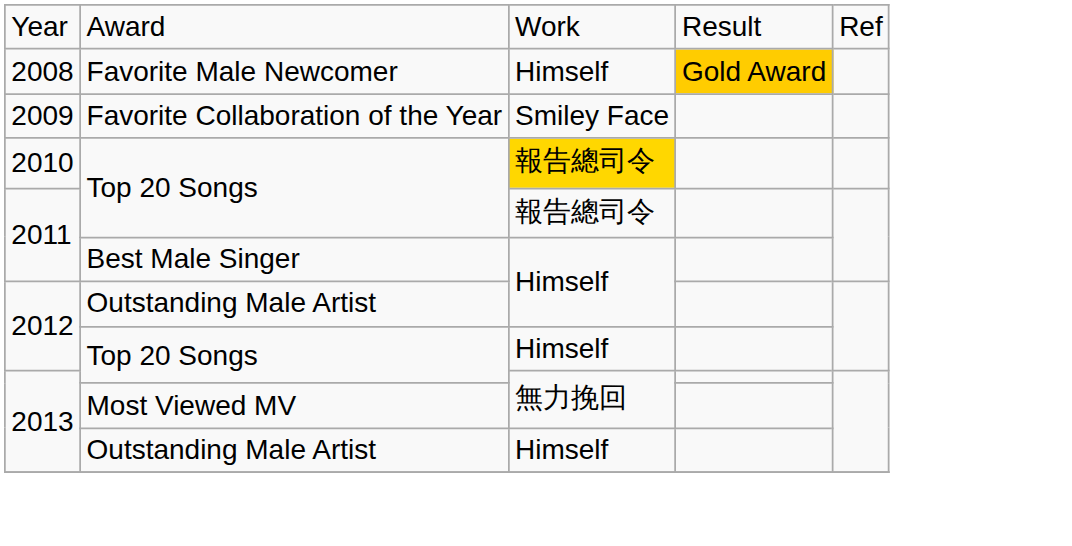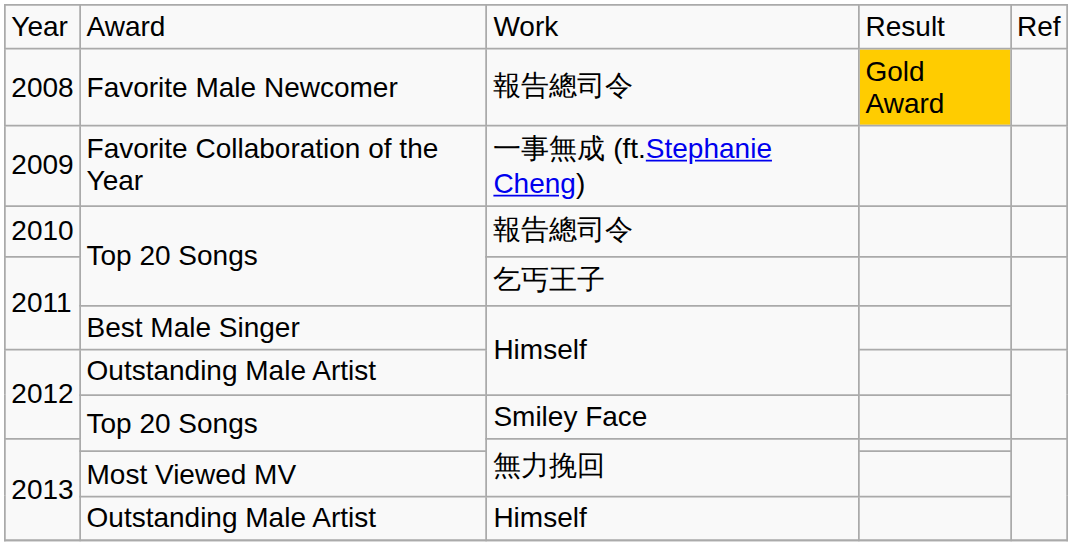(562, 71) Himself -> (563, 85) 報告總司令
(592, 115) Smiley Face -> (633, 166) 一事無成 (ft.Stephanie Cheng)
(585, 161) gold background -> (563, 229) no background
(585, 211) 報告總司令 -> (549, 279) 乞丐王子
(562, 348) Himself -> (570, 416) Smiley Face
